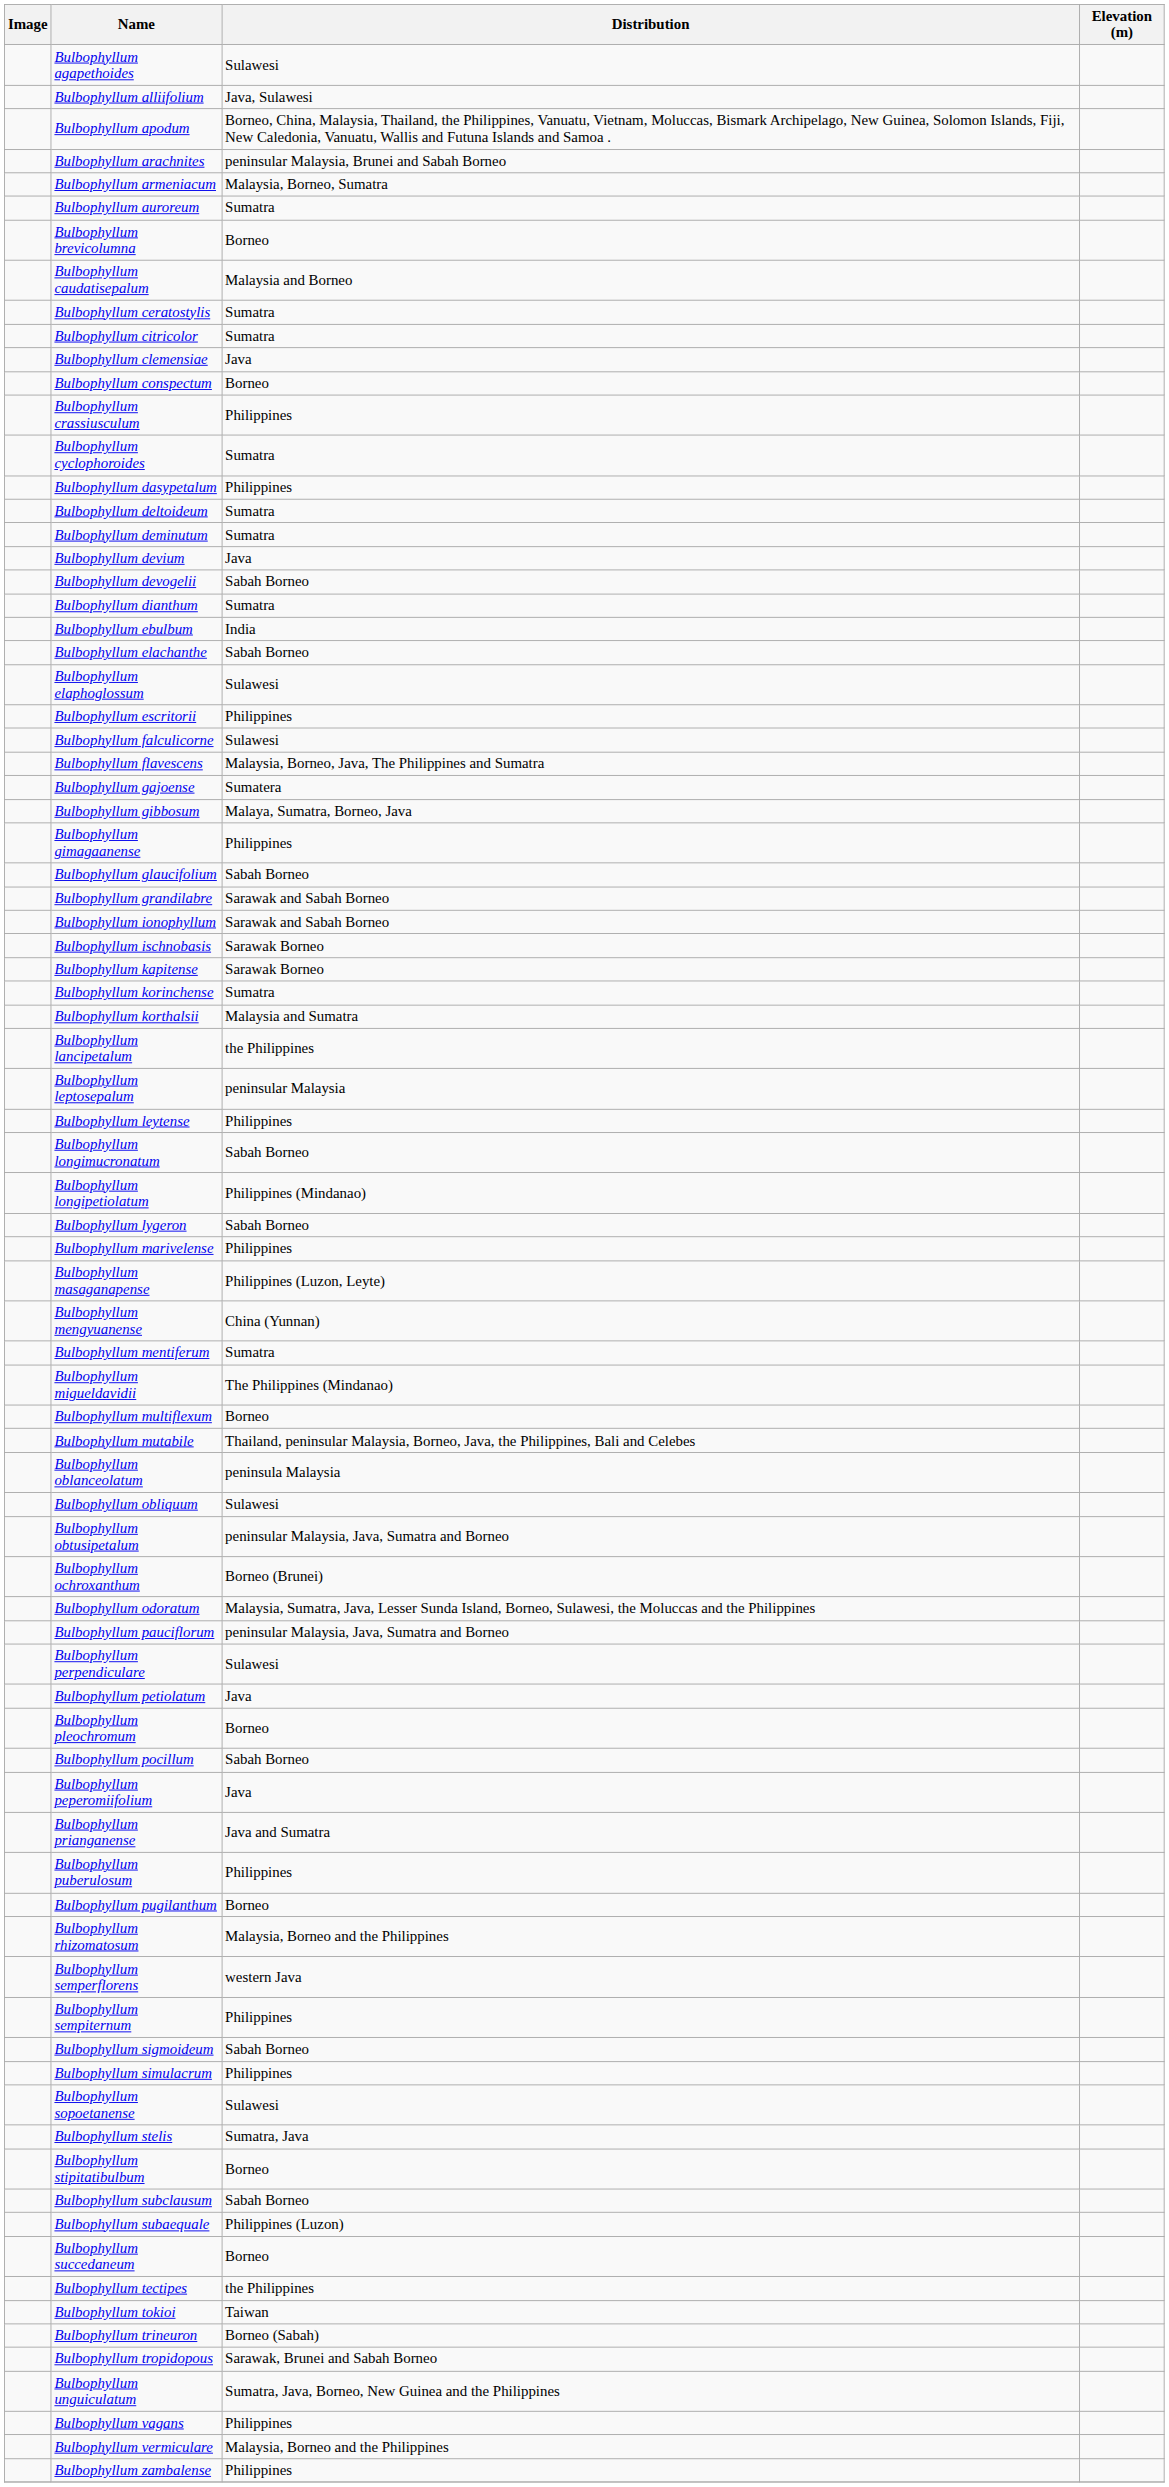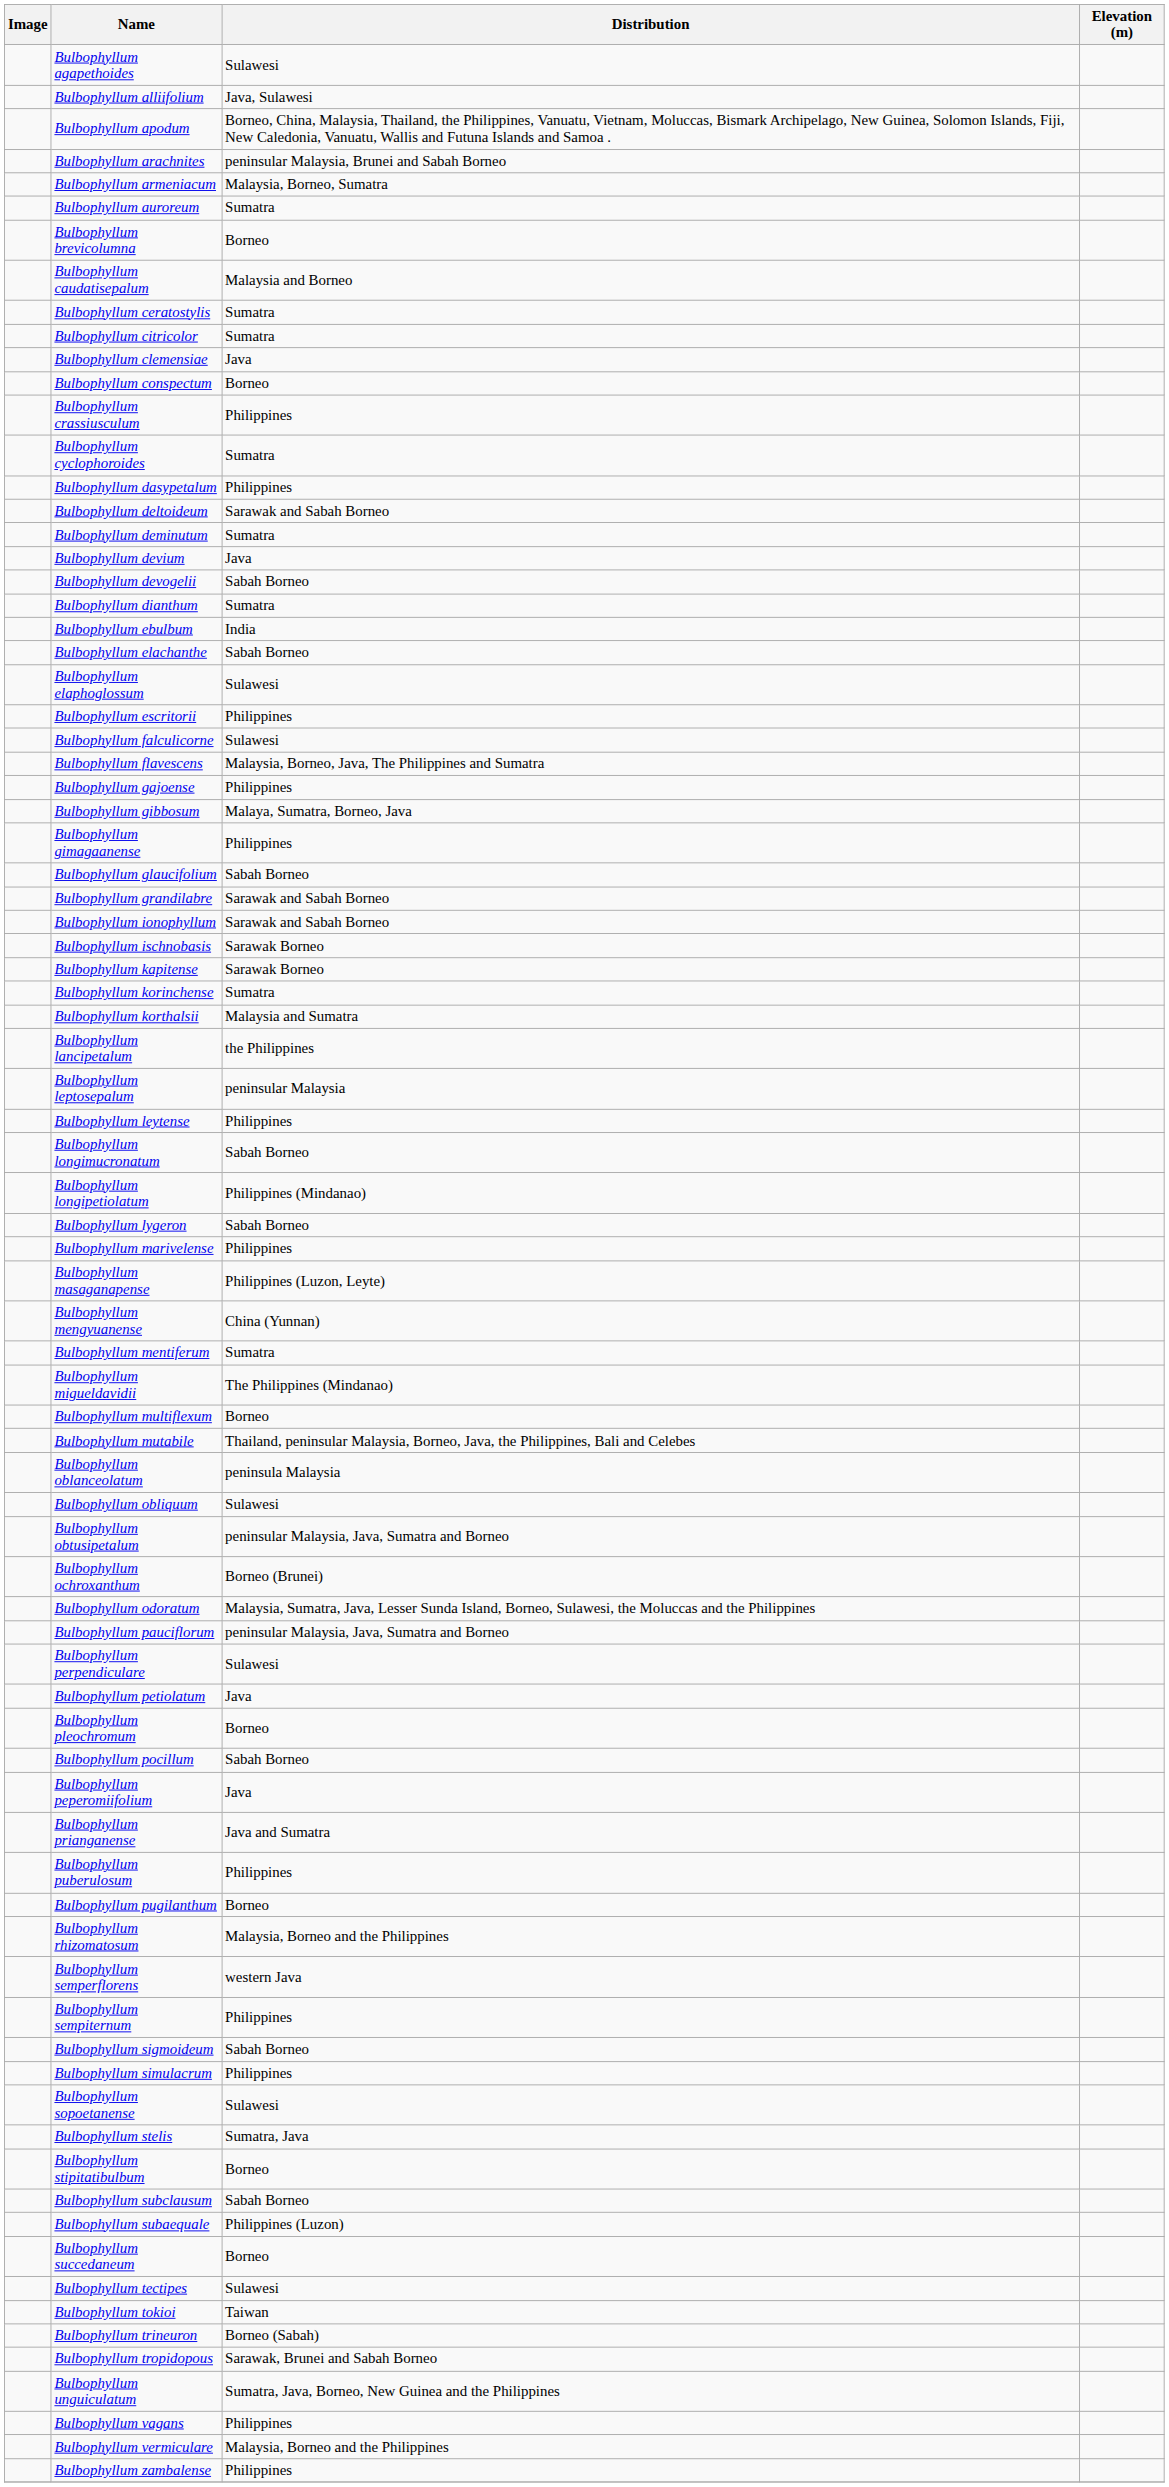(250, 511) Sumatra -> (307, 511) Sarawak and Sabah Borneo
(253, 787) Sumatera -> (259, 787) Philippines
(270, 2288) the Philippines -> (252, 2288) Sulawesi
